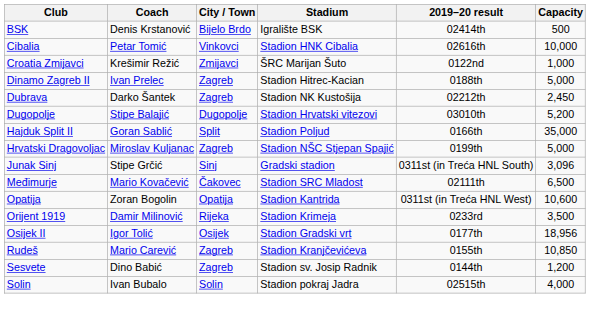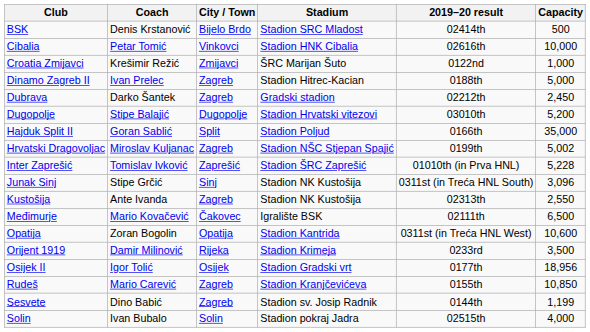(291, 30) Igralište BSK -> (312, 30) Stadion SRC Mladost
(311, 98) Stadion NK Kustošija -> (298, 98) Gradski stadion
(561, 149) 5,000 -> (561, 149) 5,002
+ row: (40, 166)
(298, 166) Gradski stadion -> (311, 183) Stadion NK Kustošija
+ row: (29, 200)
(312, 183) Stadion SRC Mladost -> (291, 217) Igralište BSK
(561, 268) 1,200 -> (561, 302) 1,199
